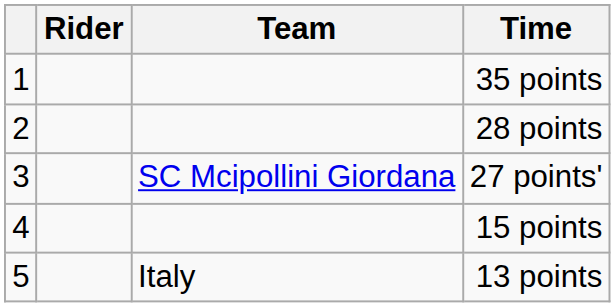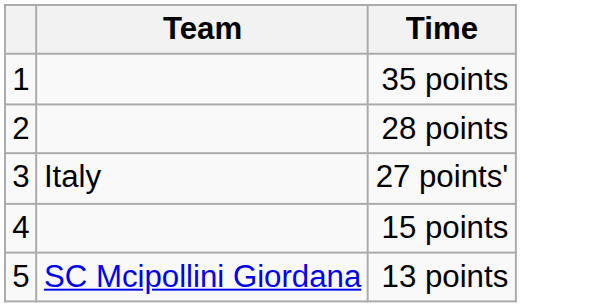- column: (84, 29)
(297, 177) SC Mcipollini Giordana -> (73, 177) Italy
(167, 276) Italy -> (203, 276) SC Mcipollini Giordana
